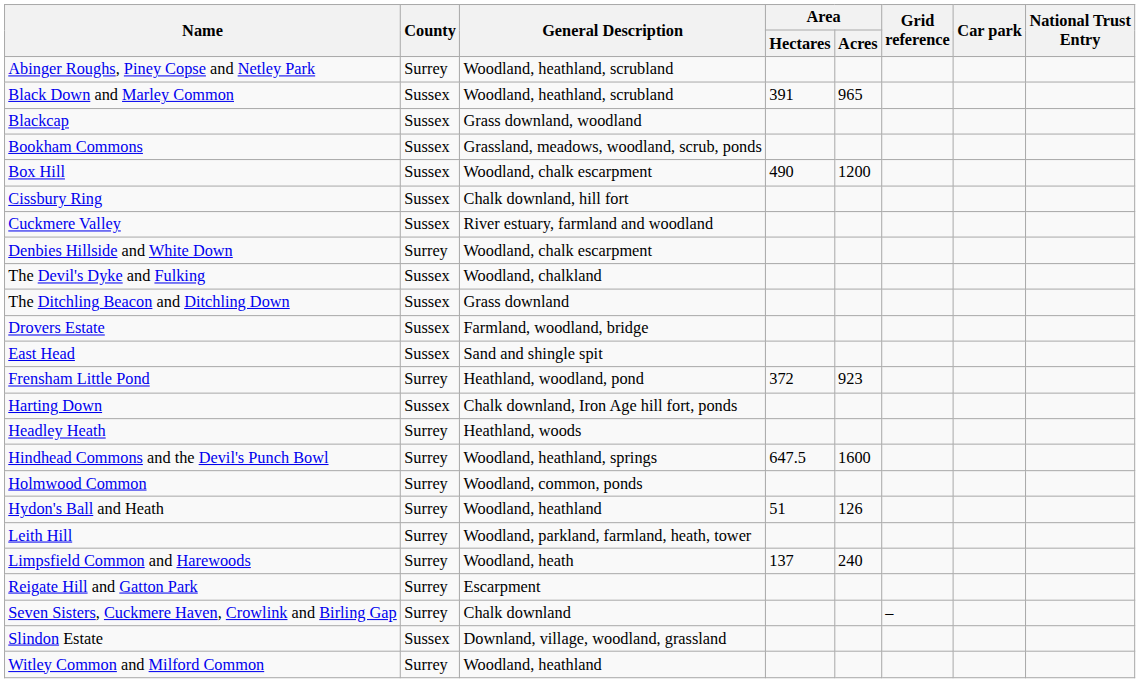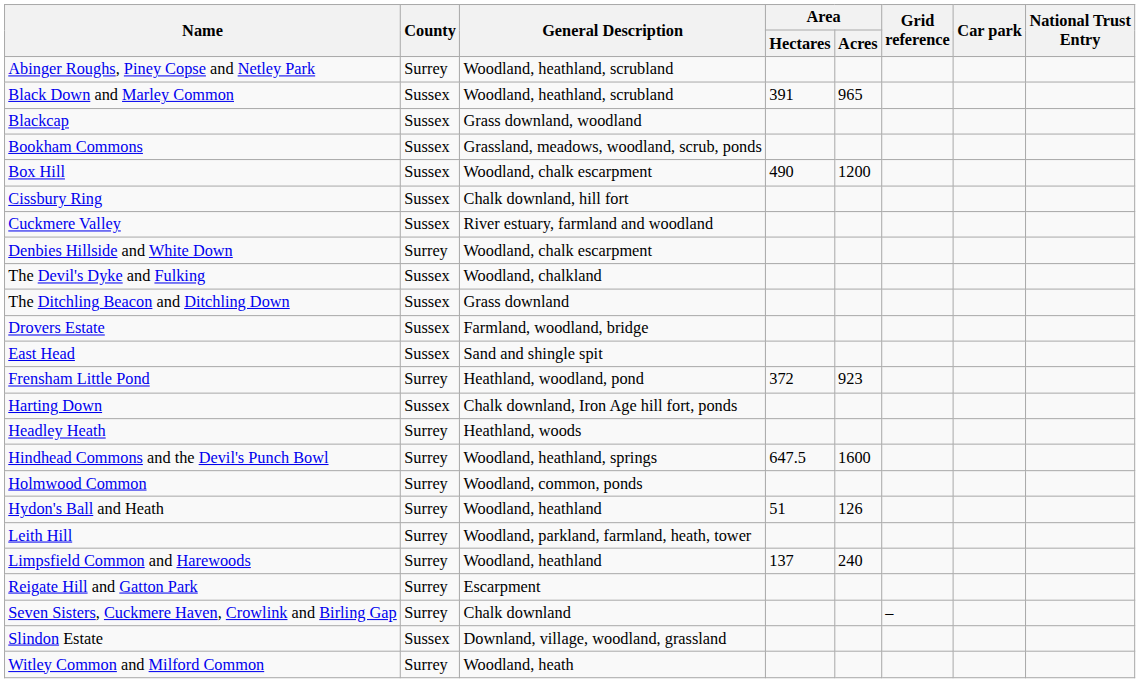(519, 560) Woodland, heath -> (533, 560) Woodland, heathland
(533, 664) Woodland, heathland -> (519, 664) Woodland, heath
